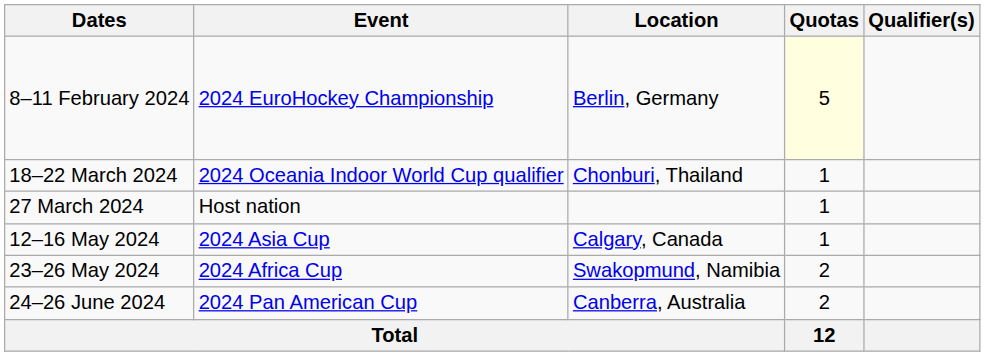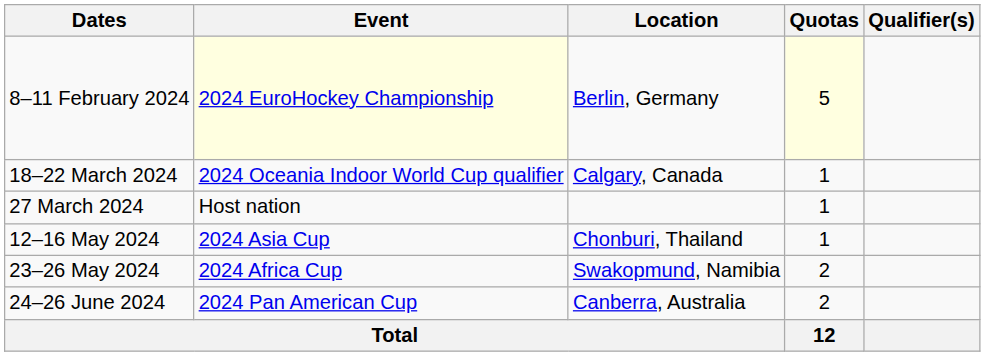(346, 97) no background -> (346, 97) lightyellow background
(658, 175) Chonburi, Thailand -> (648, 175) Calgary, Canada
(648, 239) Calgary, Canada -> (658, 239) Chonburi, Thailand
